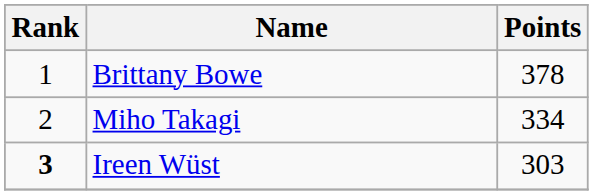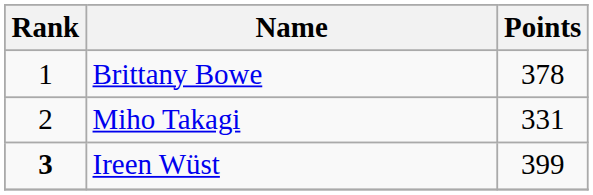(543, 119) 334 -> (543, 119) 331
(543, 165) 303 -> (543, 165) 399
